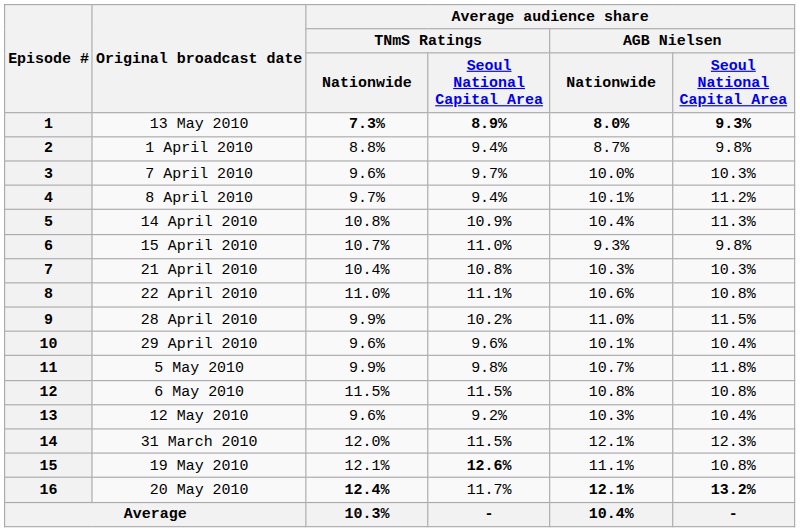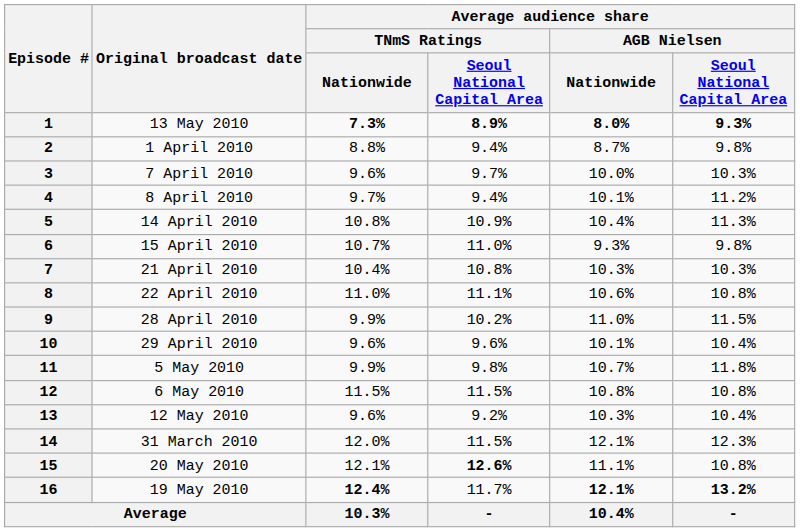(199, 465) 19 May 2010 -> (199, 465) 20 May 2010
(199, 490) 20 May 2010 -> (199, 490) 19 May 2010
